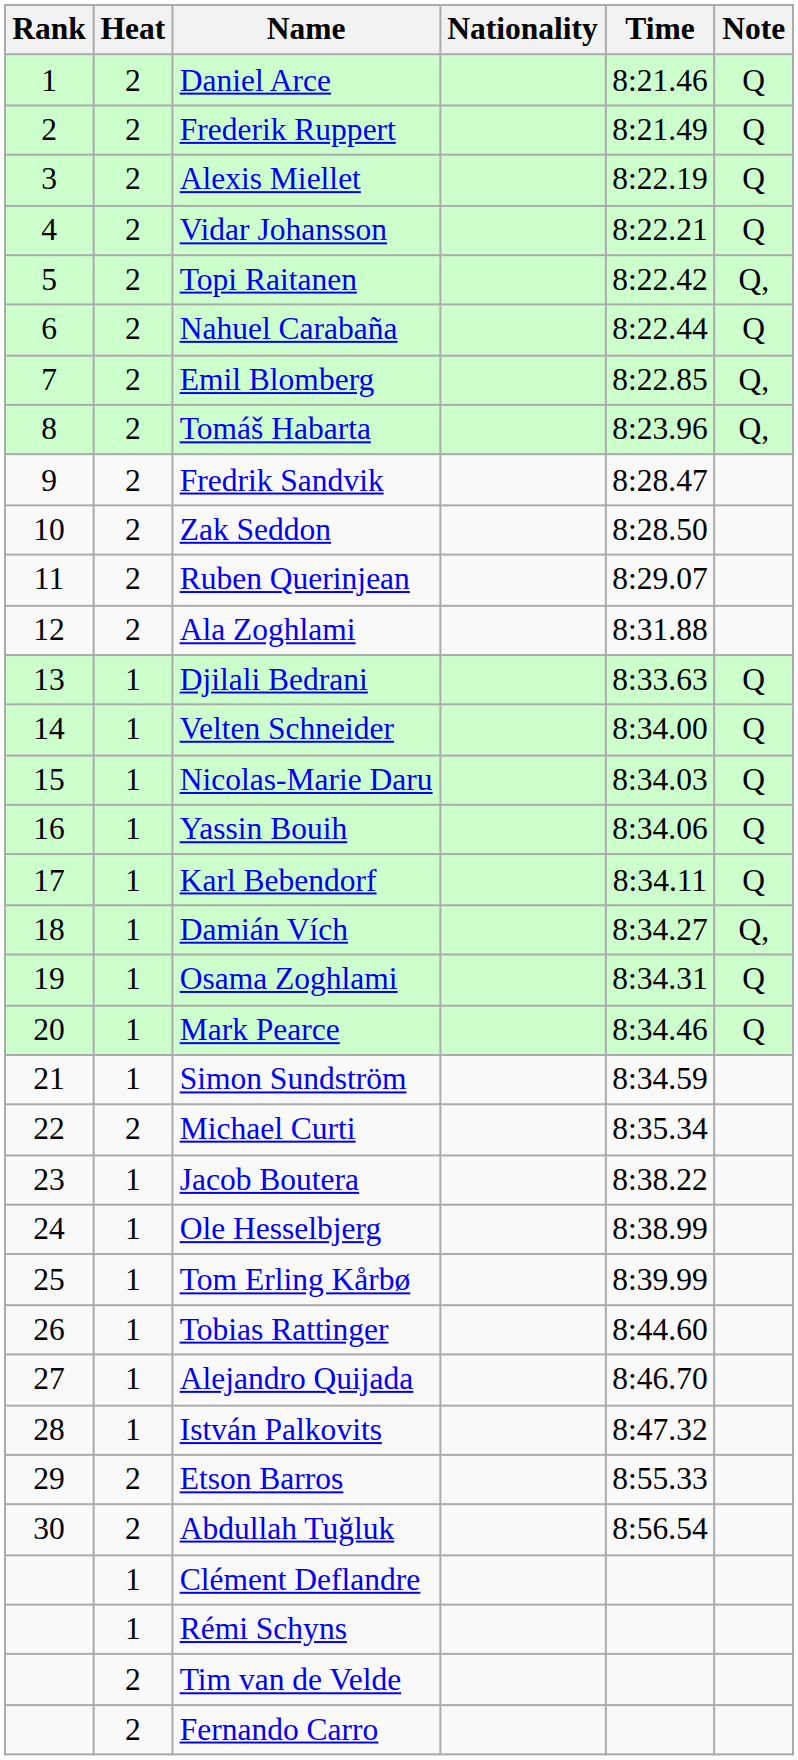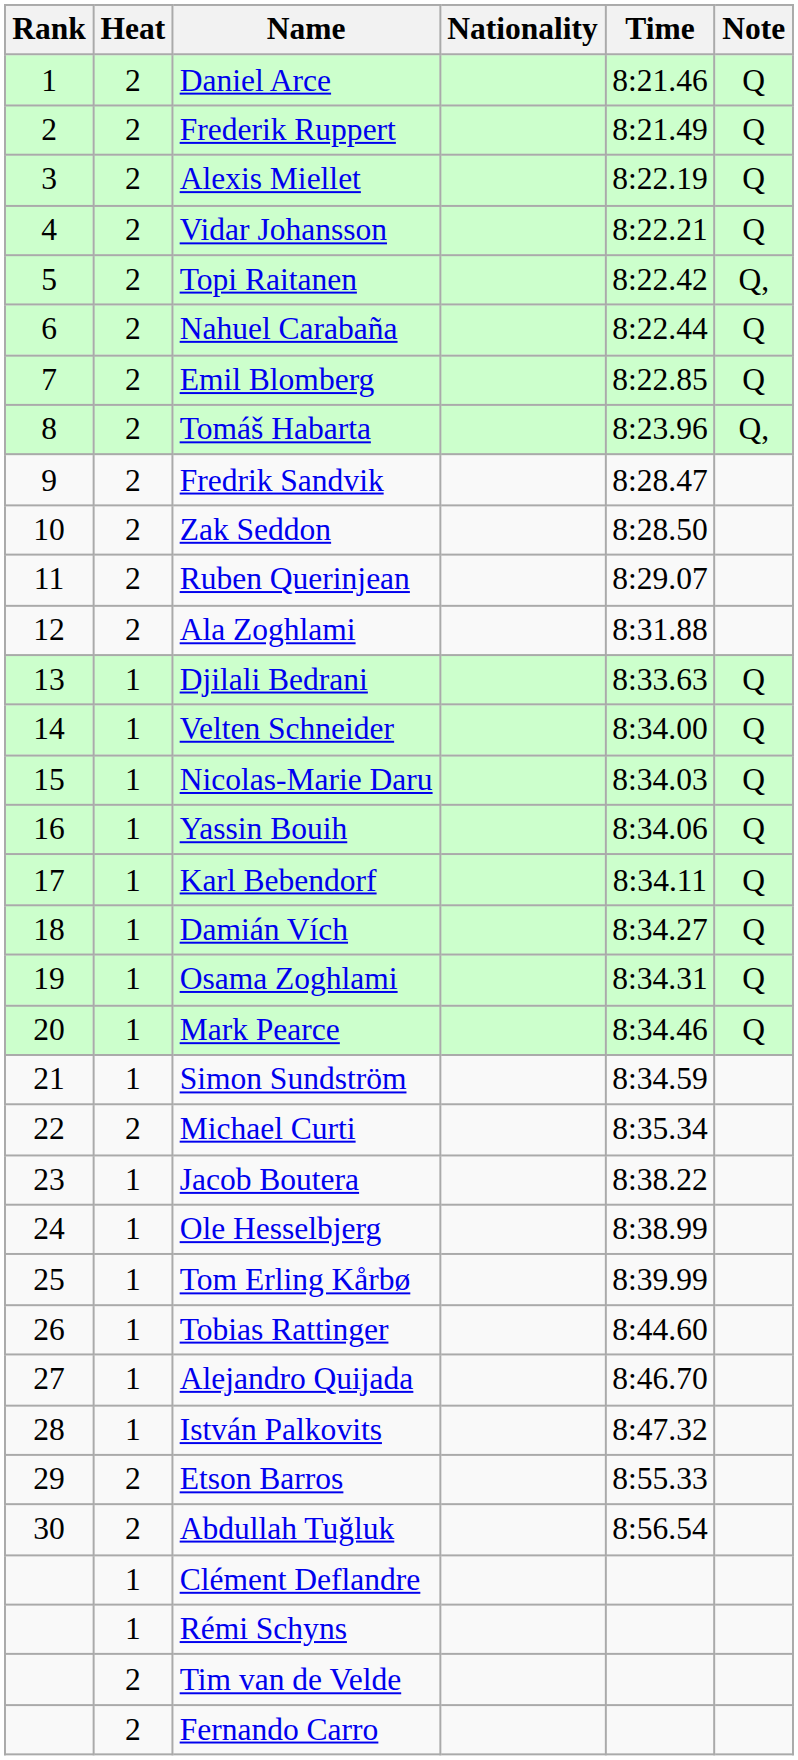(754, 379) Q, -> (754, 379) Q
(754, 929) Q, -> (754, 929) Q
